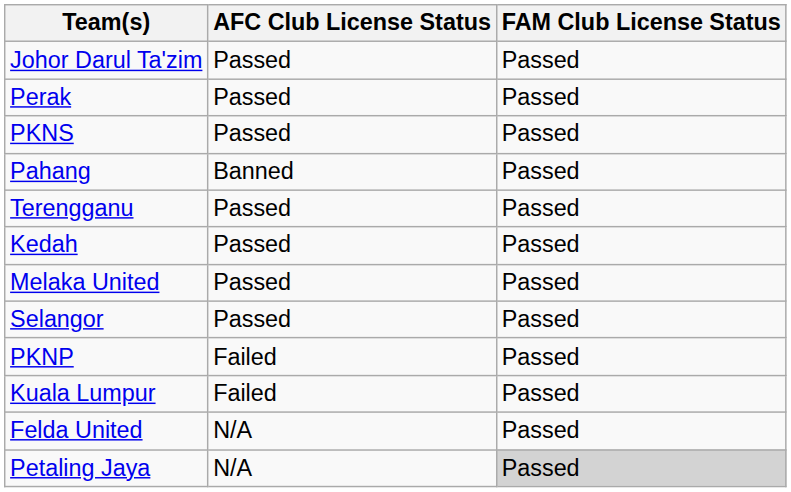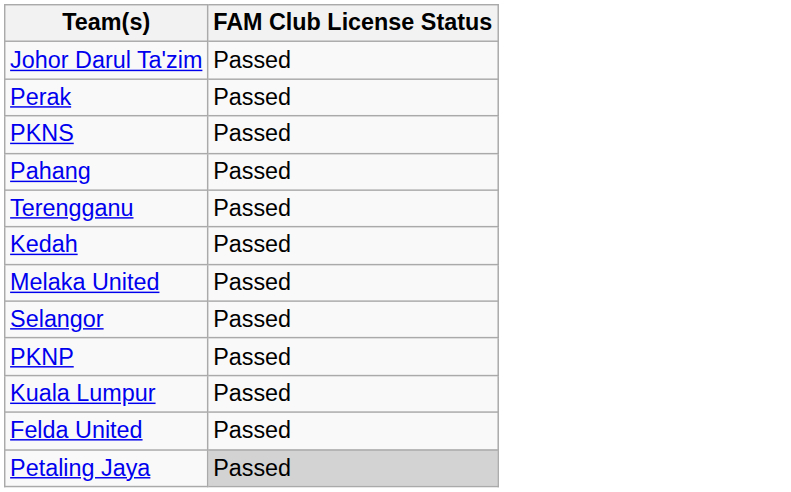- column: (352, 23)
